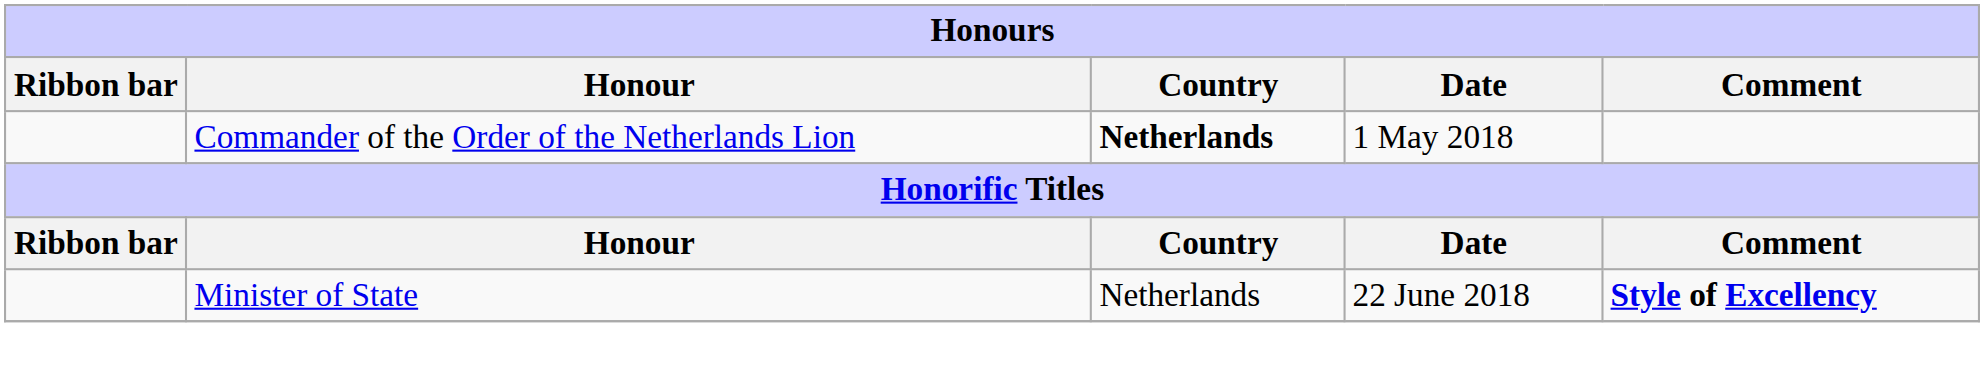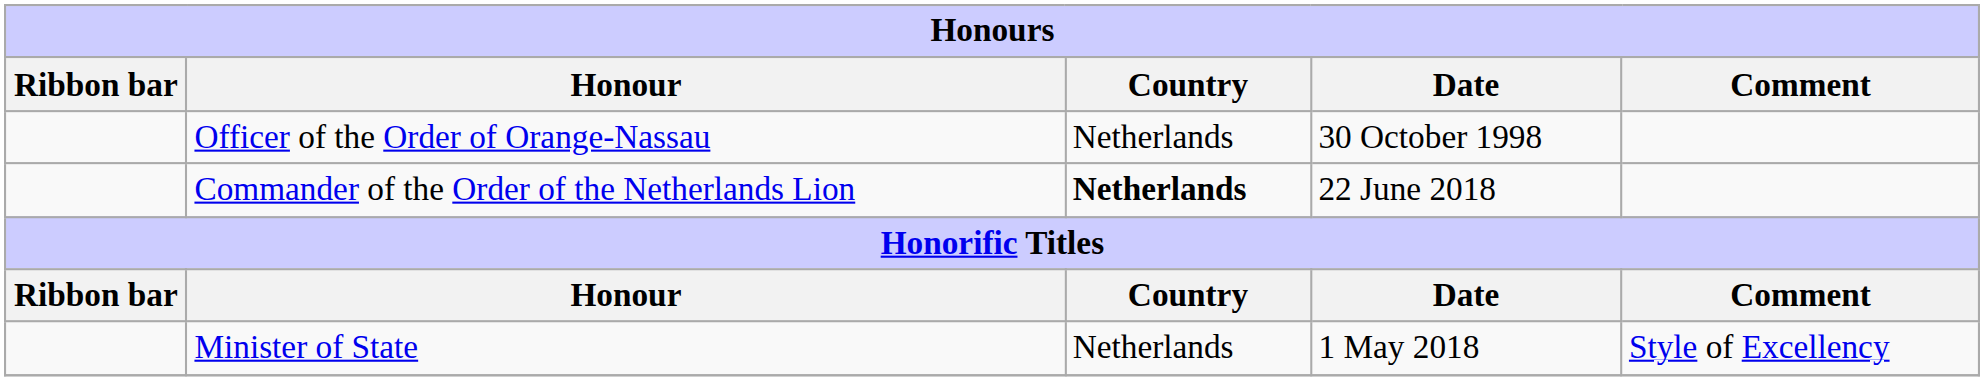+ row: (452, 136)
(1433, 136) 1 May 2018 -> (1407, 189) 22 June 2018
(1441, 294) 22 June 2018 -> (1399, 347) 1 May 2018
(1744, 294) bold -> (1759, 347) normal
